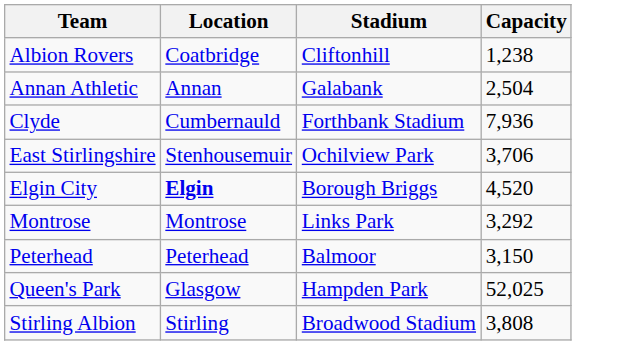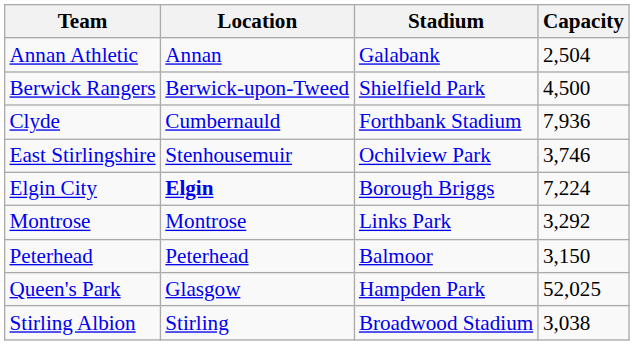- row: (71, 54)
+ row: (83, 88)
(510, 155) 3,706 -> (567, 155) 3,746
(510, 188) 4,520 -> (567, 188) 7,224
(510, 322) 3,808 -> (567, 322) 3,038
